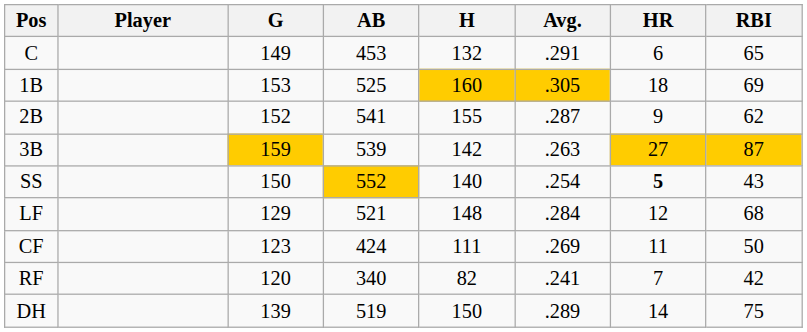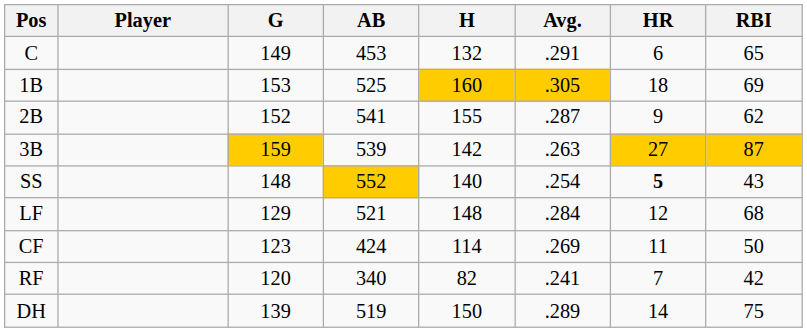(276, 181) 150 -> (276, 181) 148
(467, 246) 111 -> (467, 246) 114
